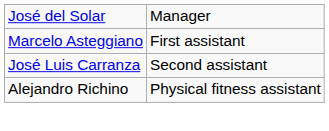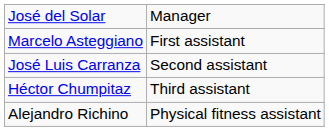+ row: (69, 89)
